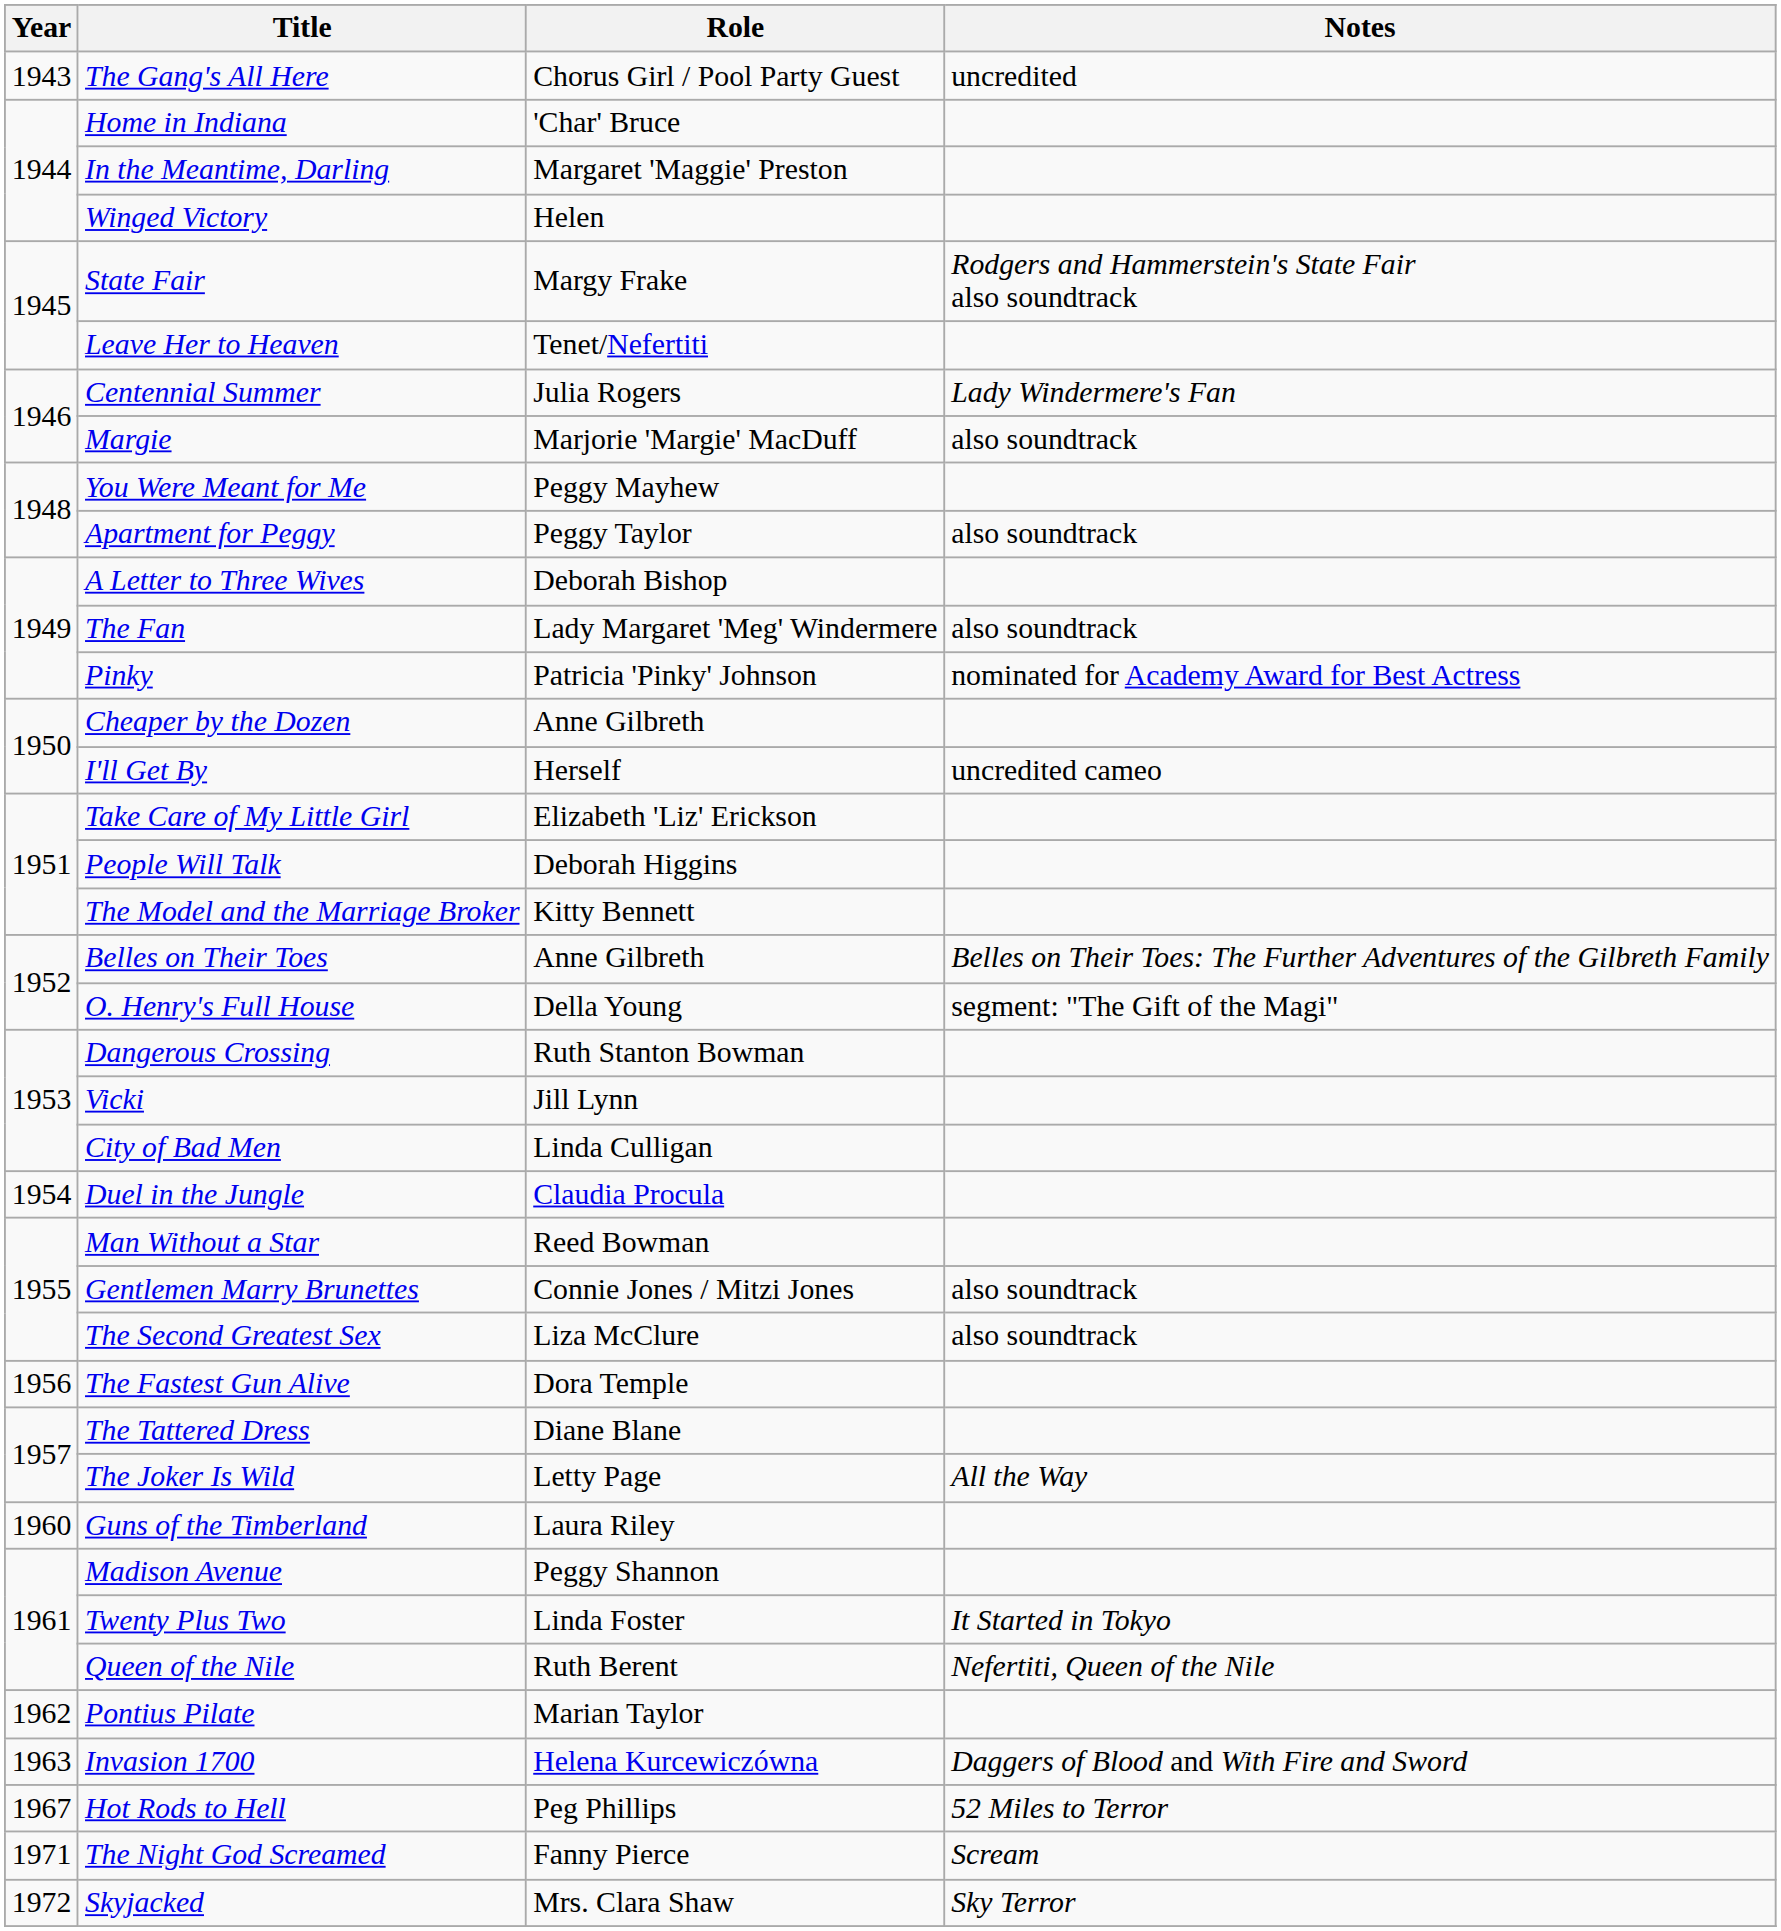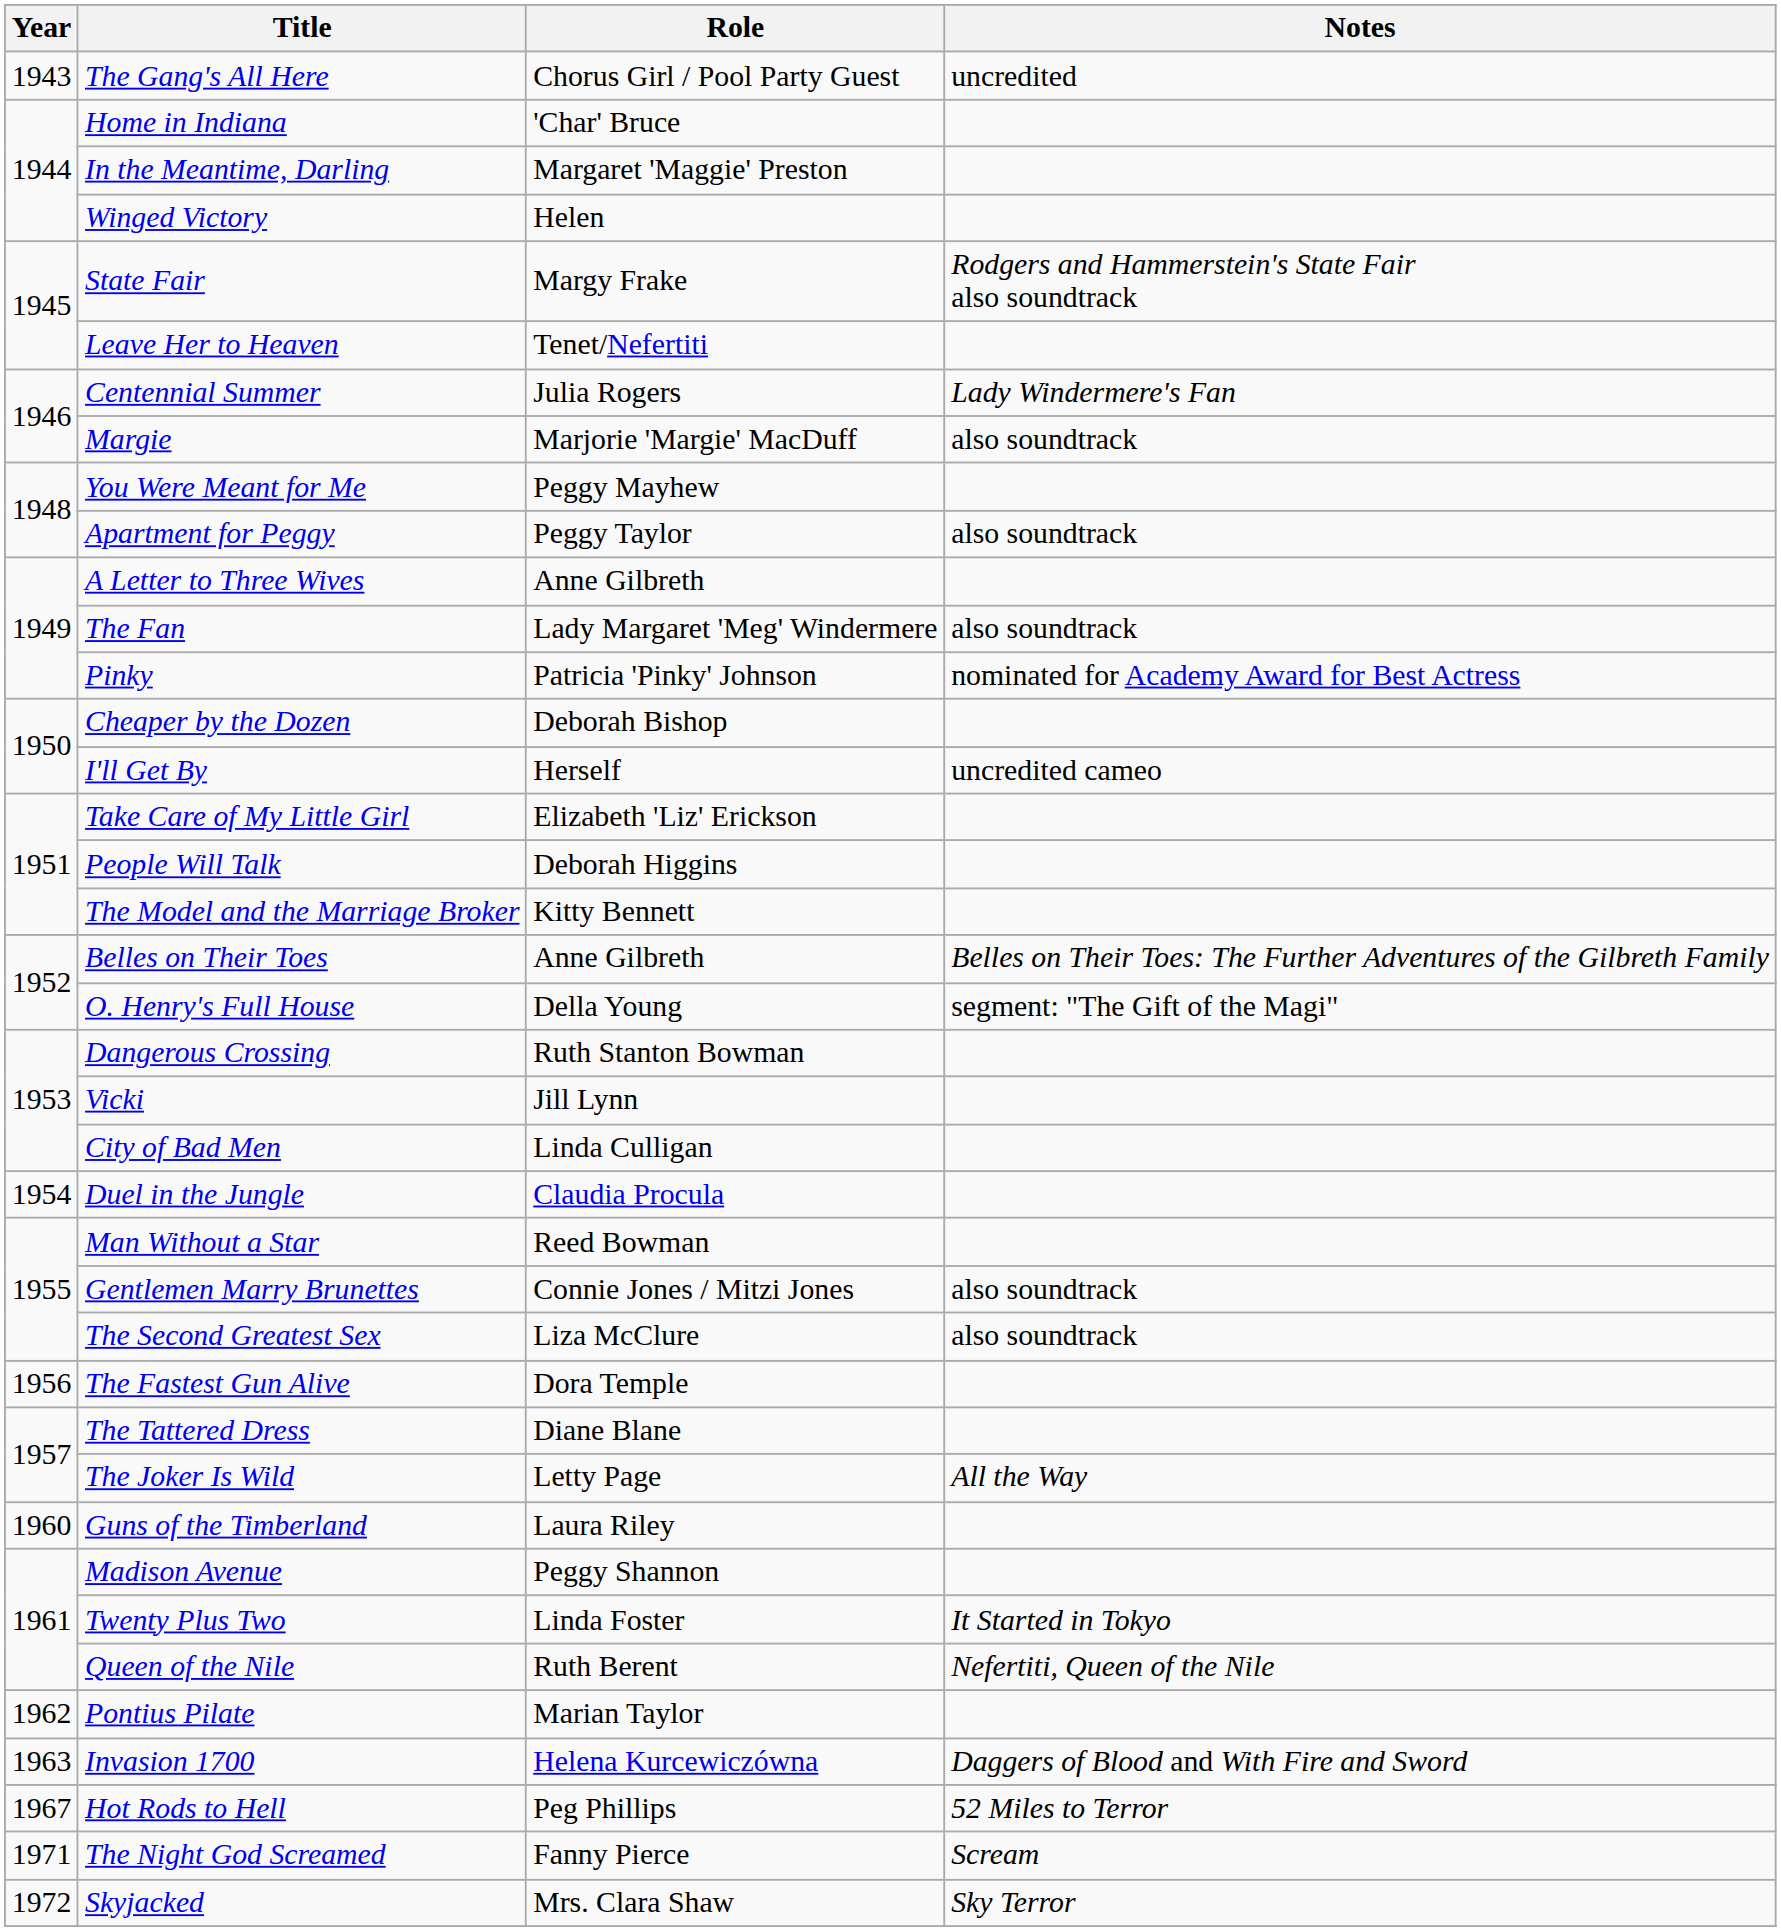(630, 580) Deborah Bishop -> (619, 580) Anne Gilbreth
(619, 722) Anne Gilbreth -> (630, 722) Deborah Bishop
